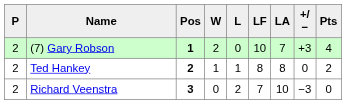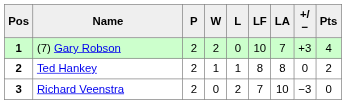columns swapped: (190, 21) <-> (15, 21)
